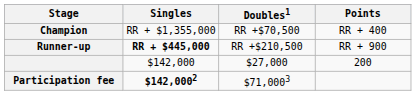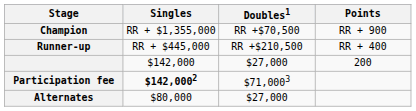(363, 31) RR + 400 -> (363, 31) RR + 900
(171, 47) bold -> (171, 47) normal
(363, 47) RR + 900 -> (363, 47) RR + 400
+ row: (64, 98)
